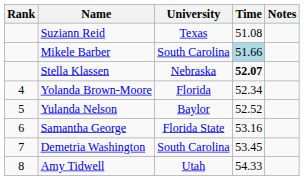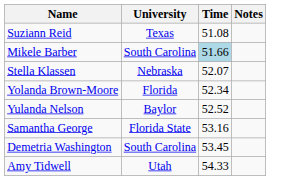- column: (21, 14)
(249, 71) bold -> (215, 71) normal
